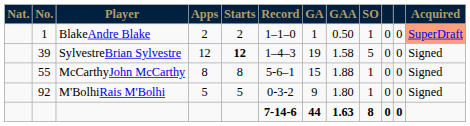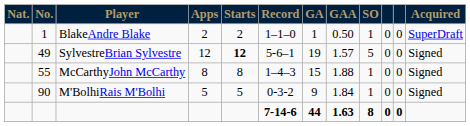(436, 33) lightsalmon background -> (436, 33) no background
(44, 53) 39 -> (44, 53) 49
(280, 53) 1–4–3 -> (280, 53) 5-6–1
(343, 53) 1.58 -> (343, 53) 1.57
(280, 72) 5-6–1 -> (280, 72) 1–4–3
(44, 92) 92 -> (44, 92) 90
(343, 92) 1.80 -> (343, 92) 1.84
